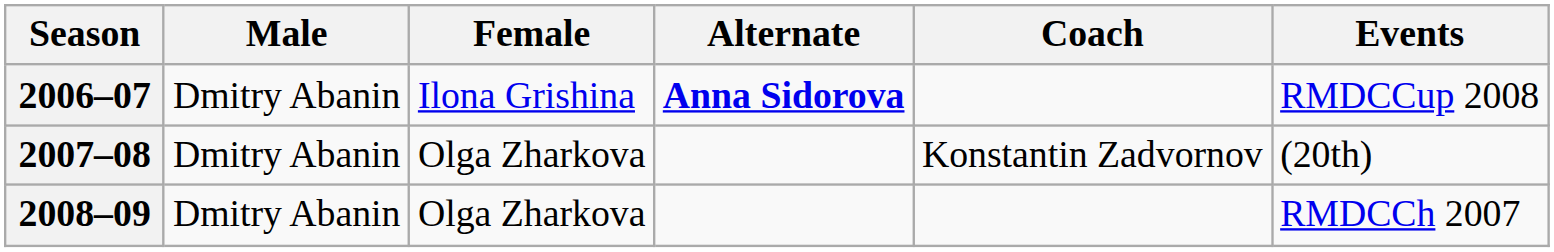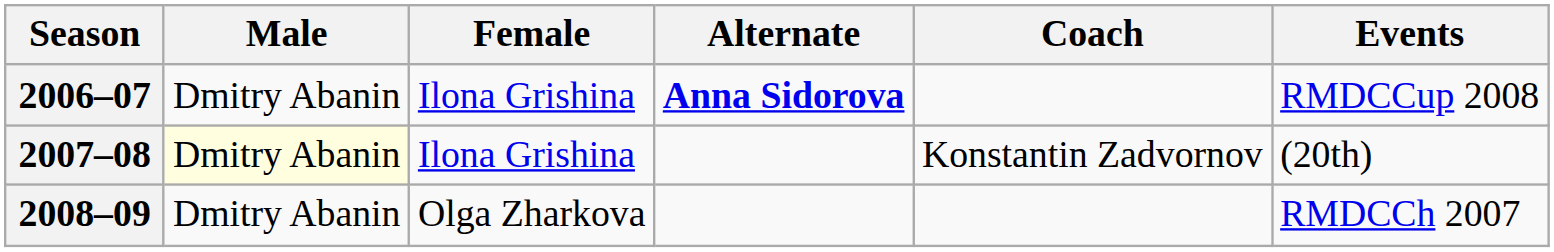(287, 154) no background -> (287, 154) lightyellow background
(532, 154) Olga Zharkova -> (526, 154) Ilona Grishina
